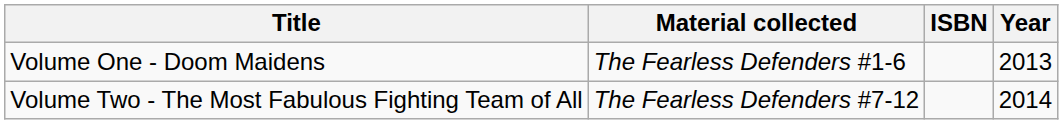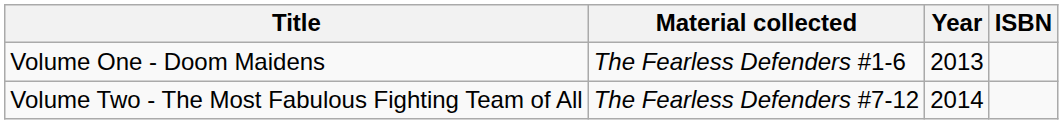columns swapped: (1025, 23) <-> (959, 23)
